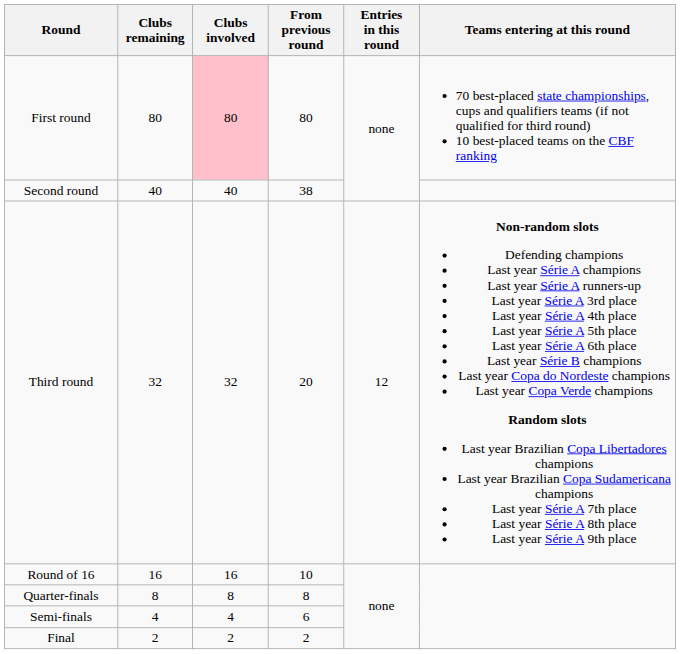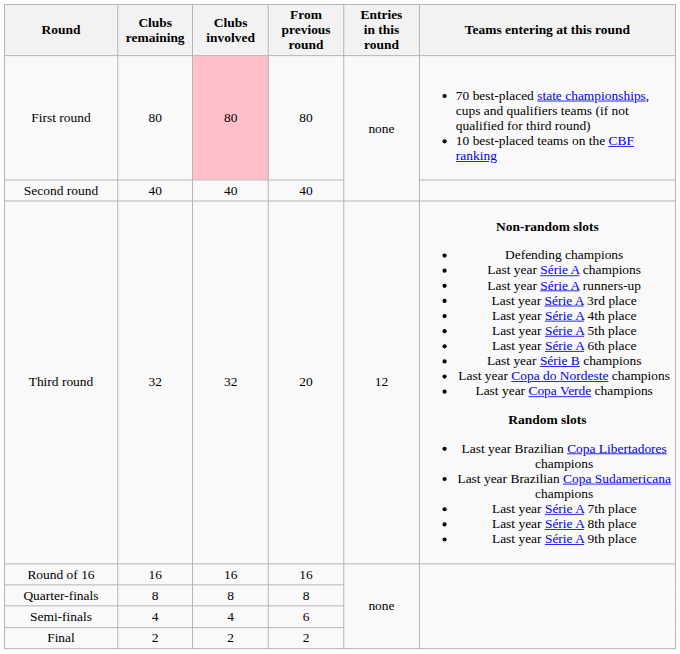(306, 190) 38 -> (306, 190) 40
(306, 574) 10 -> (306, 574) 16
